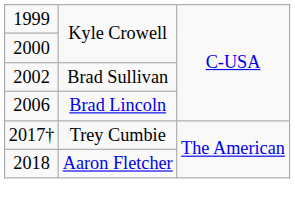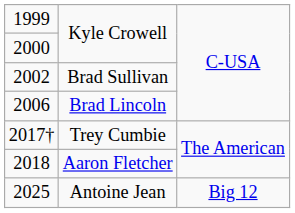+ row: (32, 192)
